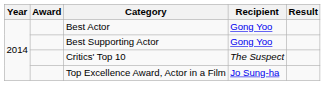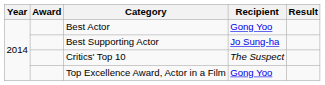(251, 42) Gong Yoo -> (255, 42) Jo Sung-ha
(255, 73) Jo Sung-ha -> (251, 73) Gong Yoo
